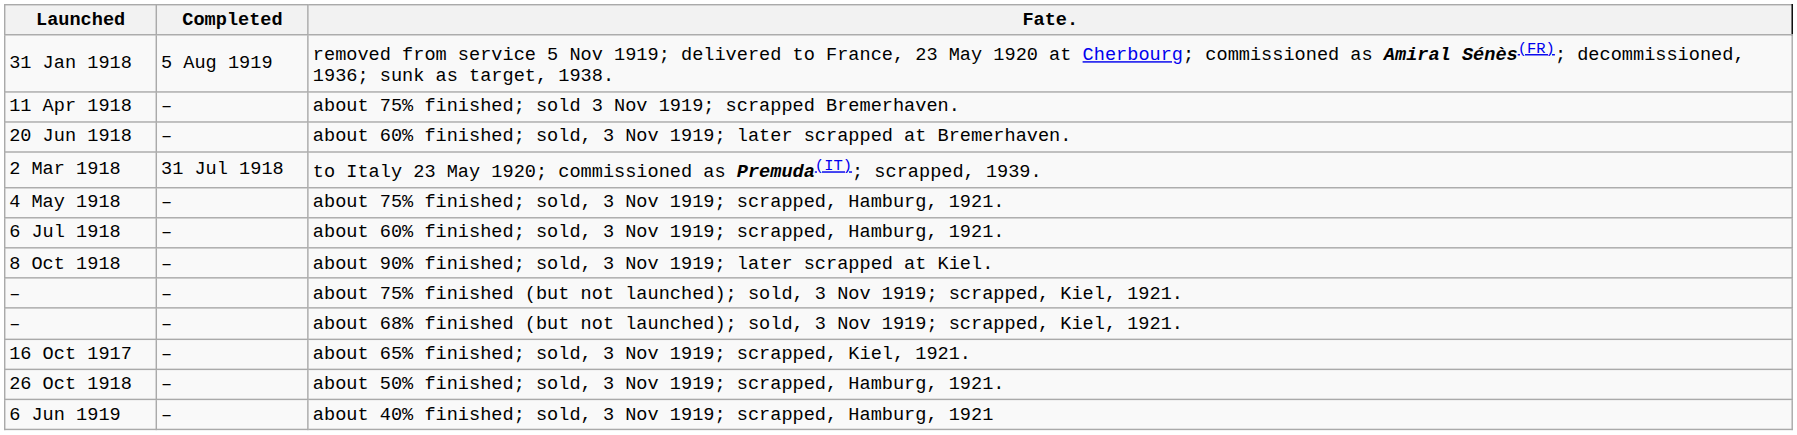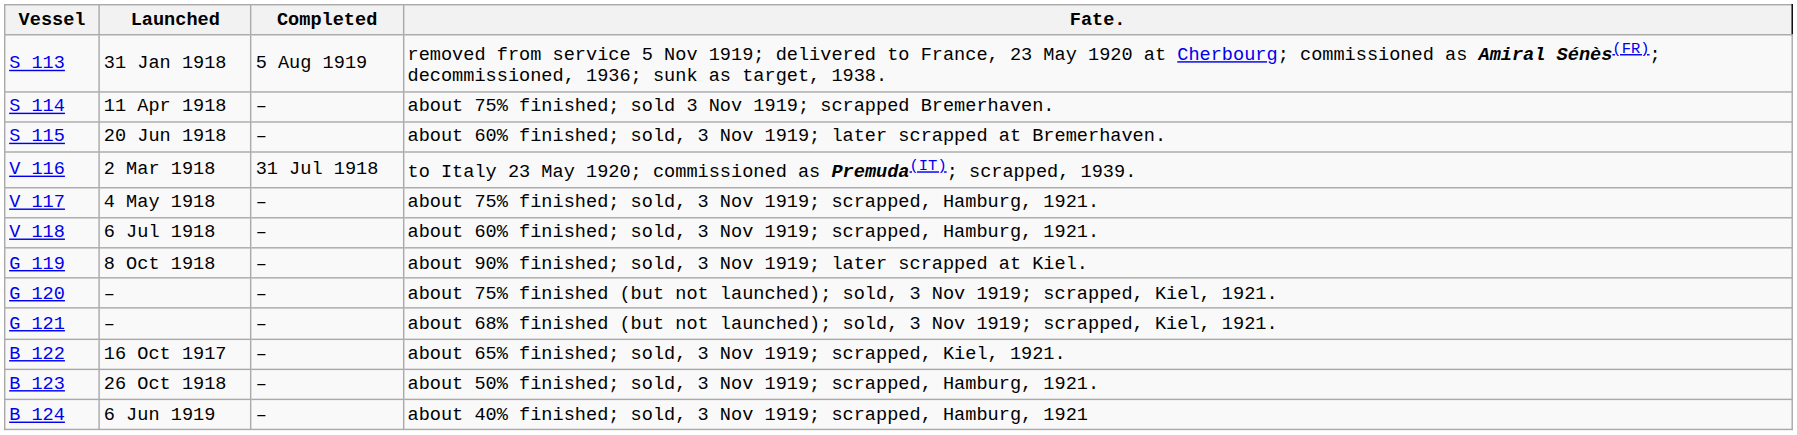+ column: (52, 20)
